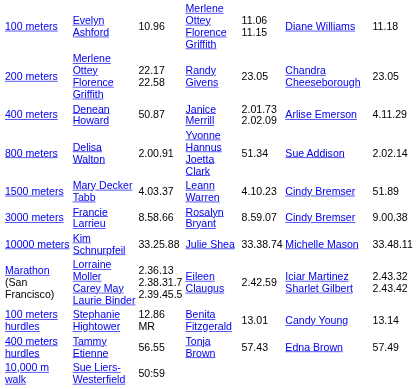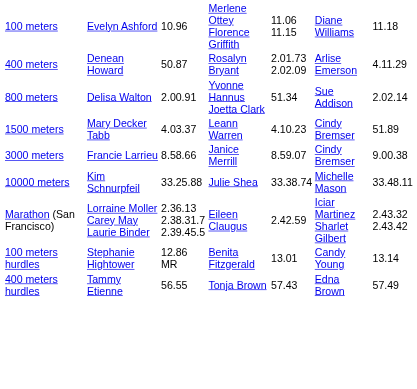- row: (31, 77)
(201, 115) Janice Merrill -> (228, 65) Rosalyn Bryant
(205, 218) Rosalyn Bryant -> (224, 156) Janice Merrill
- row: (27, 374)
